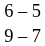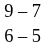rows swapped: (23, 36) <-> (23, 11)
